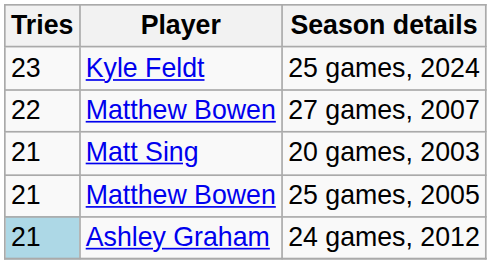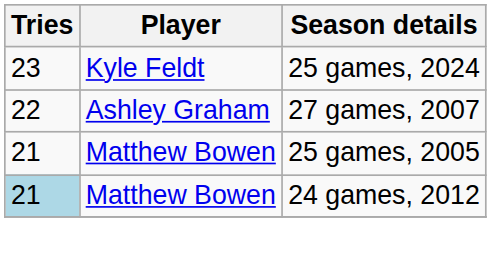(181, 110) Matthew Bowen -> (178, 110) Ashley Graham
- row: (384, 152)
(178, 237) Ashley Graham -> (181, 195) Matthew Bowen
